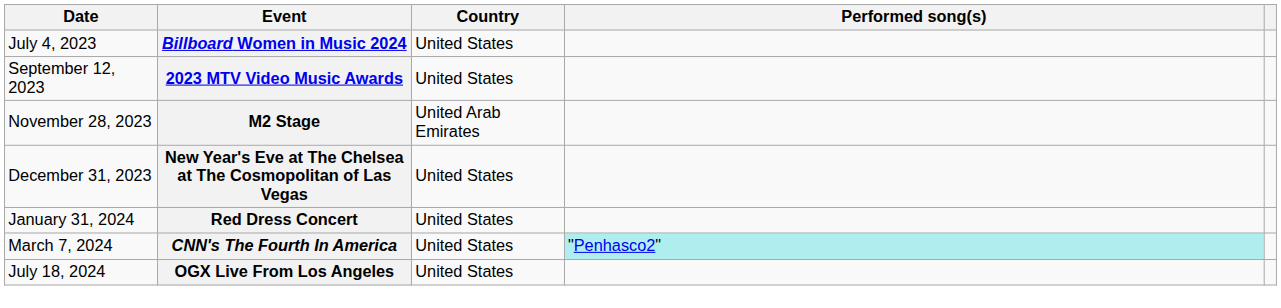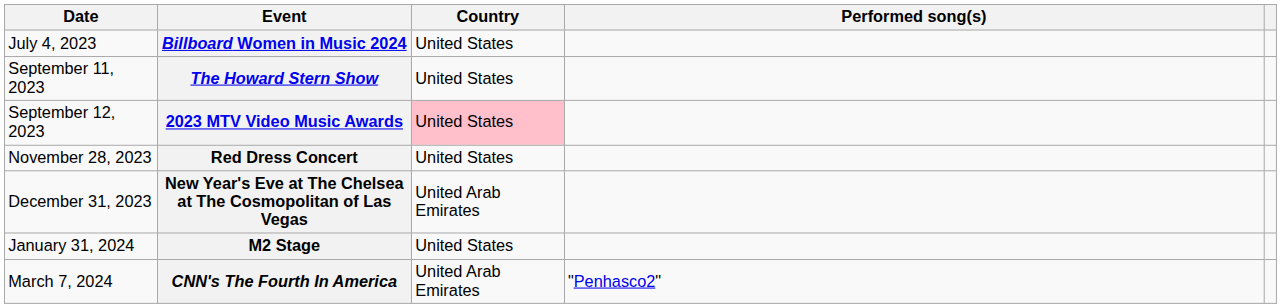+ row: (61, 78)
(464, 78) no background -> (464, 122) pink background
(284, 122) M2 Stage -> (284, 157) Red Dress Concert
(458, 122) United Arab Emirates -> (464, 157) United States
(464, 176) United States -> (458, 201) United Arab Emirates
(284, 220) Red Dress Concert -> (284, 246) M2 Stage
(464, 246) United States -> (458, 281) United Arab Emirates
(615, 246) paleturquoise background -> (615, 281) no background
- row: (57, 272)
